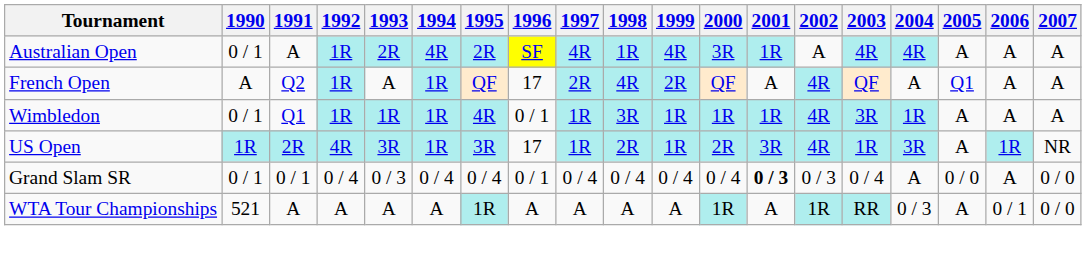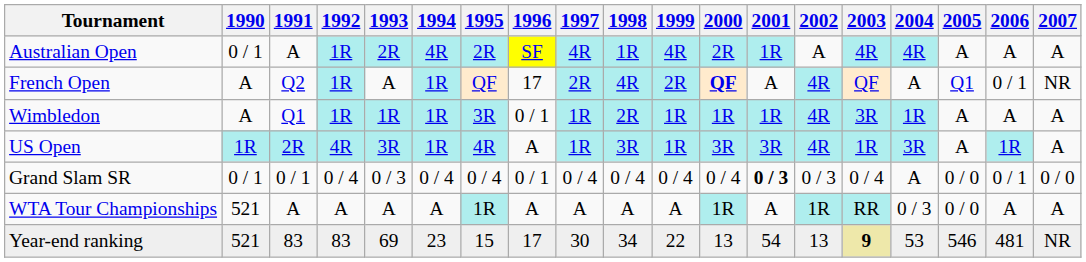(723, 51) 3R -> (723, 51) 2R
(723, 82) normal -> (723, 82) bold
(1010, 82) A -> (1010, 82) 0 / 1
(1058, 82) A -> (1058, 82) NR
(245, 114) 0 / 1 -> (245, 114) A
(484, 114) 4R -> (484, 114) 3R
(628, 114) 3R -> (628, 114) 2R
(484, 145) 3R -> (484, 145) 4R
(532, 145) 17 -> (532, 145) A
(628, 145) 2R -> (628, 145) 3R
(723, 145) 2R -> (723, 145) 3R
(1058, 145) NR -> (1058, 145) A
(1010, 177) A -> (1010, 177) 0 / 1
(962, 208) A -> (962, 208) 0 / 0
(1010, 208) 0 / 1 -> (1010, 208) A
(1058, 208) 0 / 0 -> (1058, 208) A
+ row: (76, 240)
